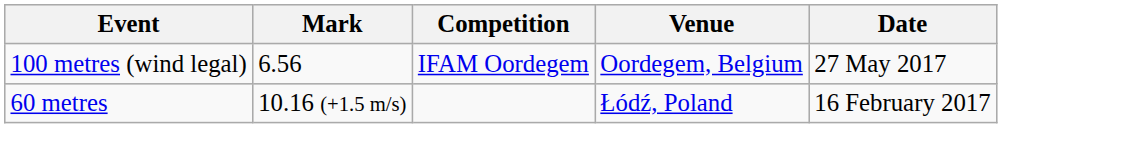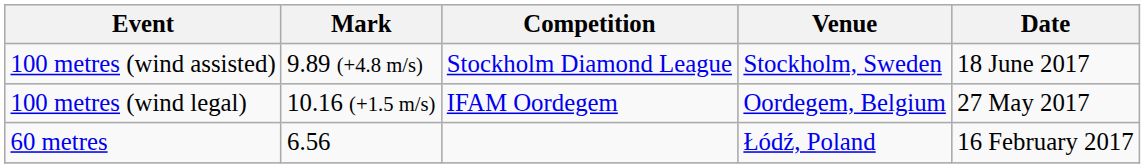+ row: (143, 63)
(280, 63) 6.56 -> (361, 102) 10.16 (+1.5 m/s)
(332, 102) 10.16 (+1.5 m/s) -> (309, 142) 6.56
